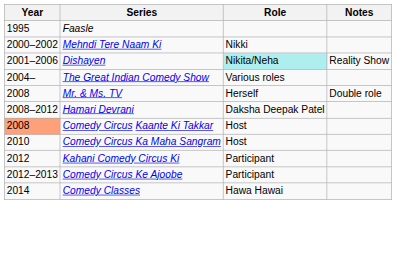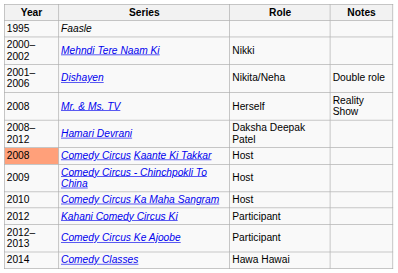(252, 61) paleturquoise background -> (259, 78) no background
(359, 61) Reality Show -> (359, 78) Double role
- row: (136, 77)
(356, 93) Double role -> (348, 106) Reality Show
+ row: (134, 178)
